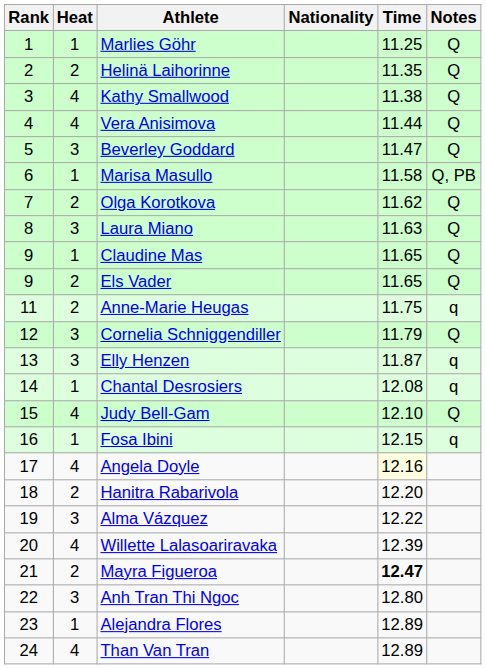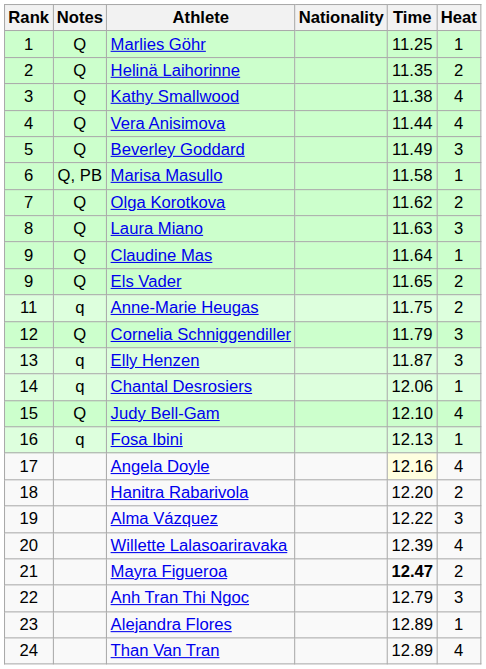columns swapped: (75, 17) <-> (454, 17)
(402, 149) 11.47 -> (412, 149) 11.49
(402, 255) 11.65 -> (412, 255) 11.64
(402, 387) 12.08 -> (412, 387) 12.06
(402, 439) 12.15 -> (412, 439) 12.13
(402, 598) 12.80 -> (412, 598) 12.79
